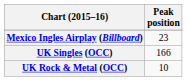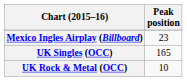(163, 53) 166 -> (163, 53) 165
